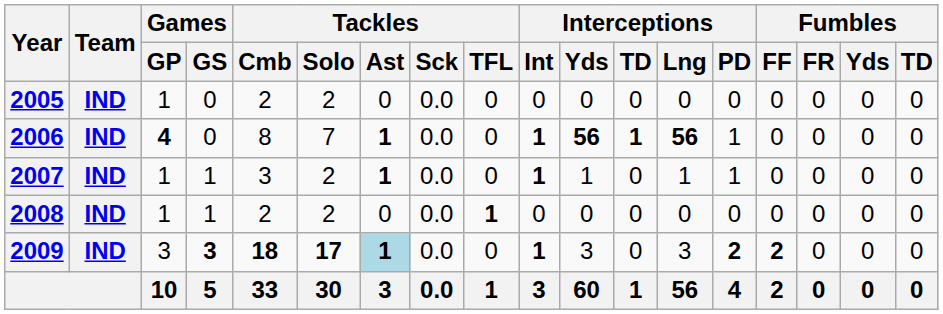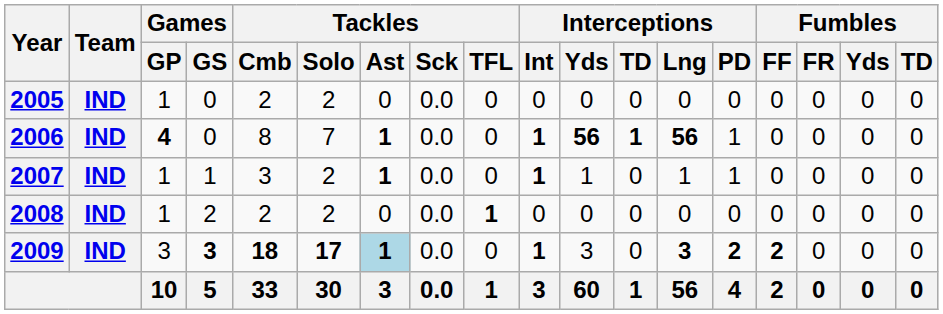(210, 213) 1 -> (210, 213) 2
(685, 251) normal -> (685, 251) bold
